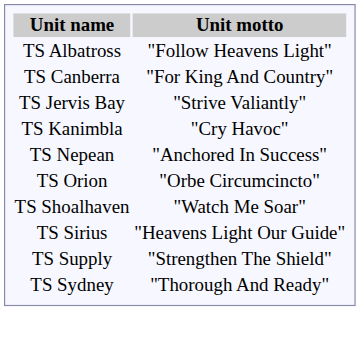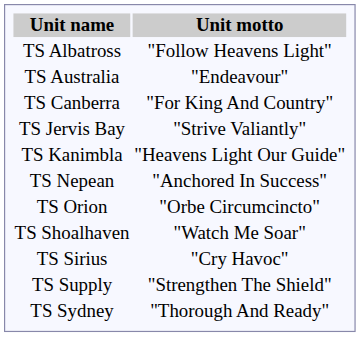+ row: (72, 77)
(240, 128) "Cry Havoc" -> (240, 154) "Heavens Light Our Guide"
(240, 232) "Heavens Light Our Guide" -> (240, 258) "Cry Havoc"
